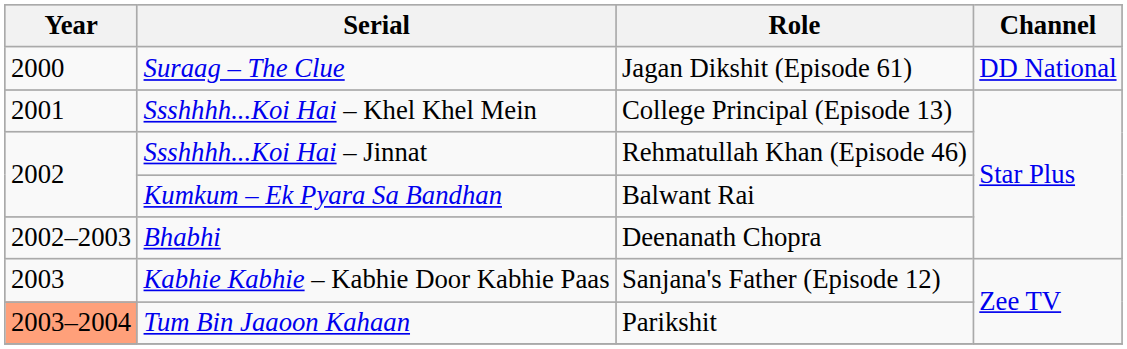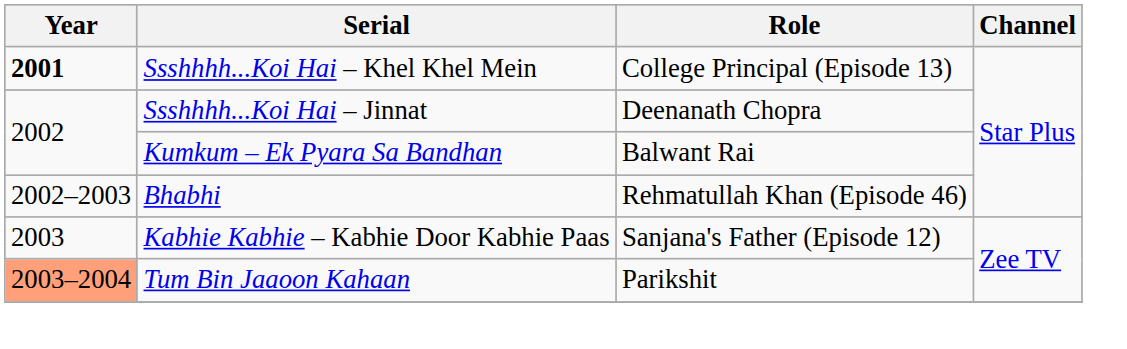- row: (244, 68)
(38, 110) normal -> (38, 68) bold
(794, 152) Rehmatullah Khan (Episode 46) -> (722, 110) Deenanath Chopra
(722, 237) Deenanath Chopra -> (794, 195) Rehmatullah Khan (Episode 46)
